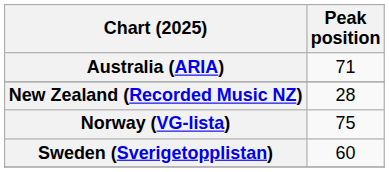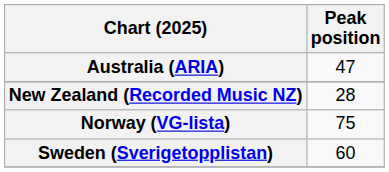(346, 67) 71 -> (346, 67) 47
